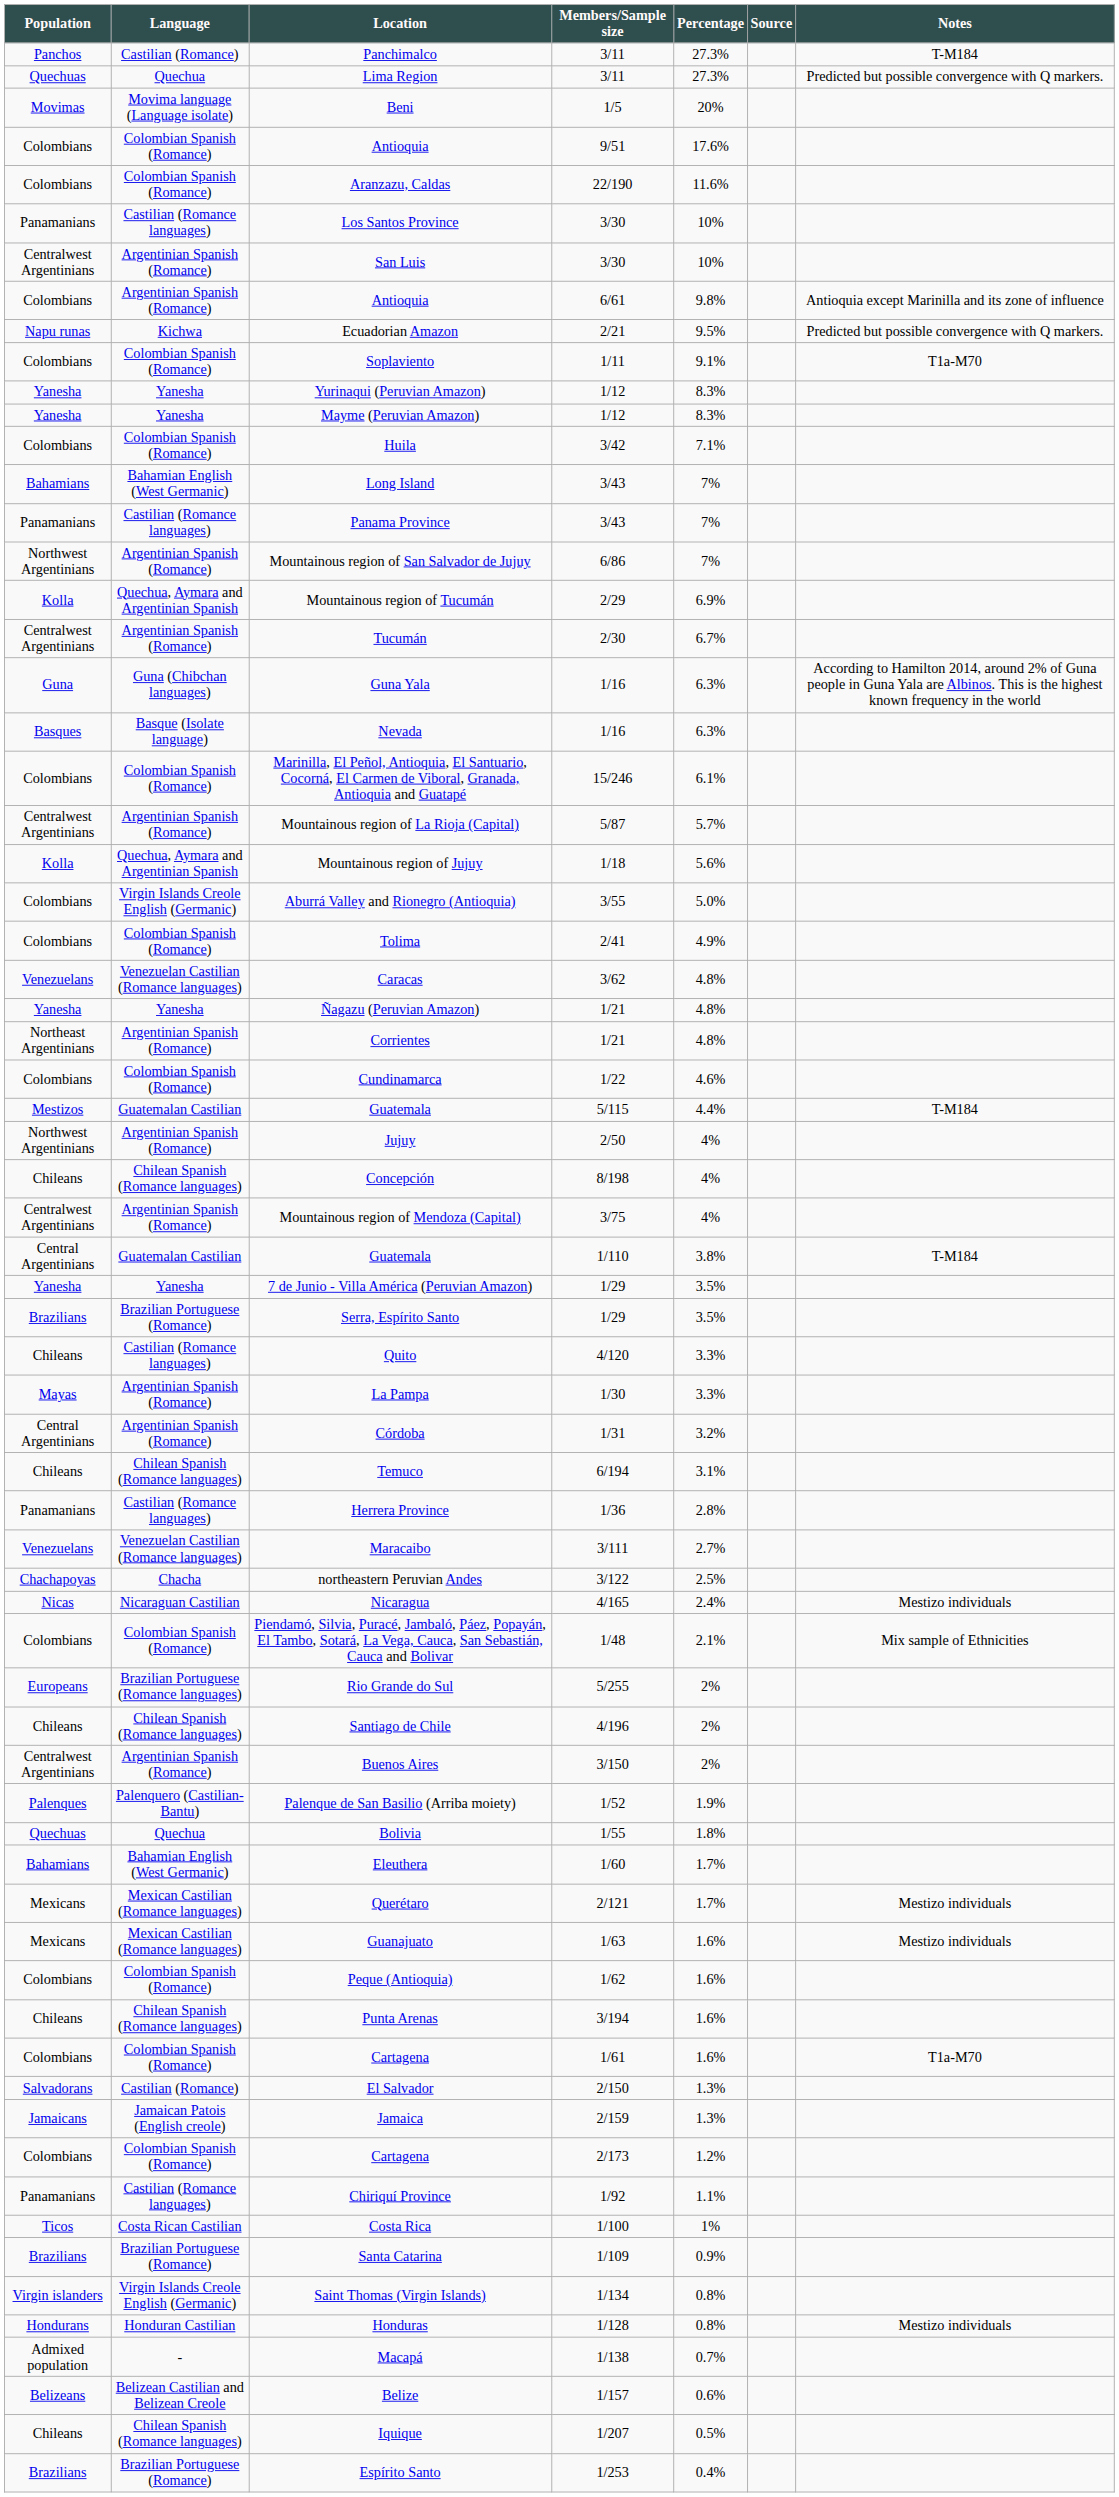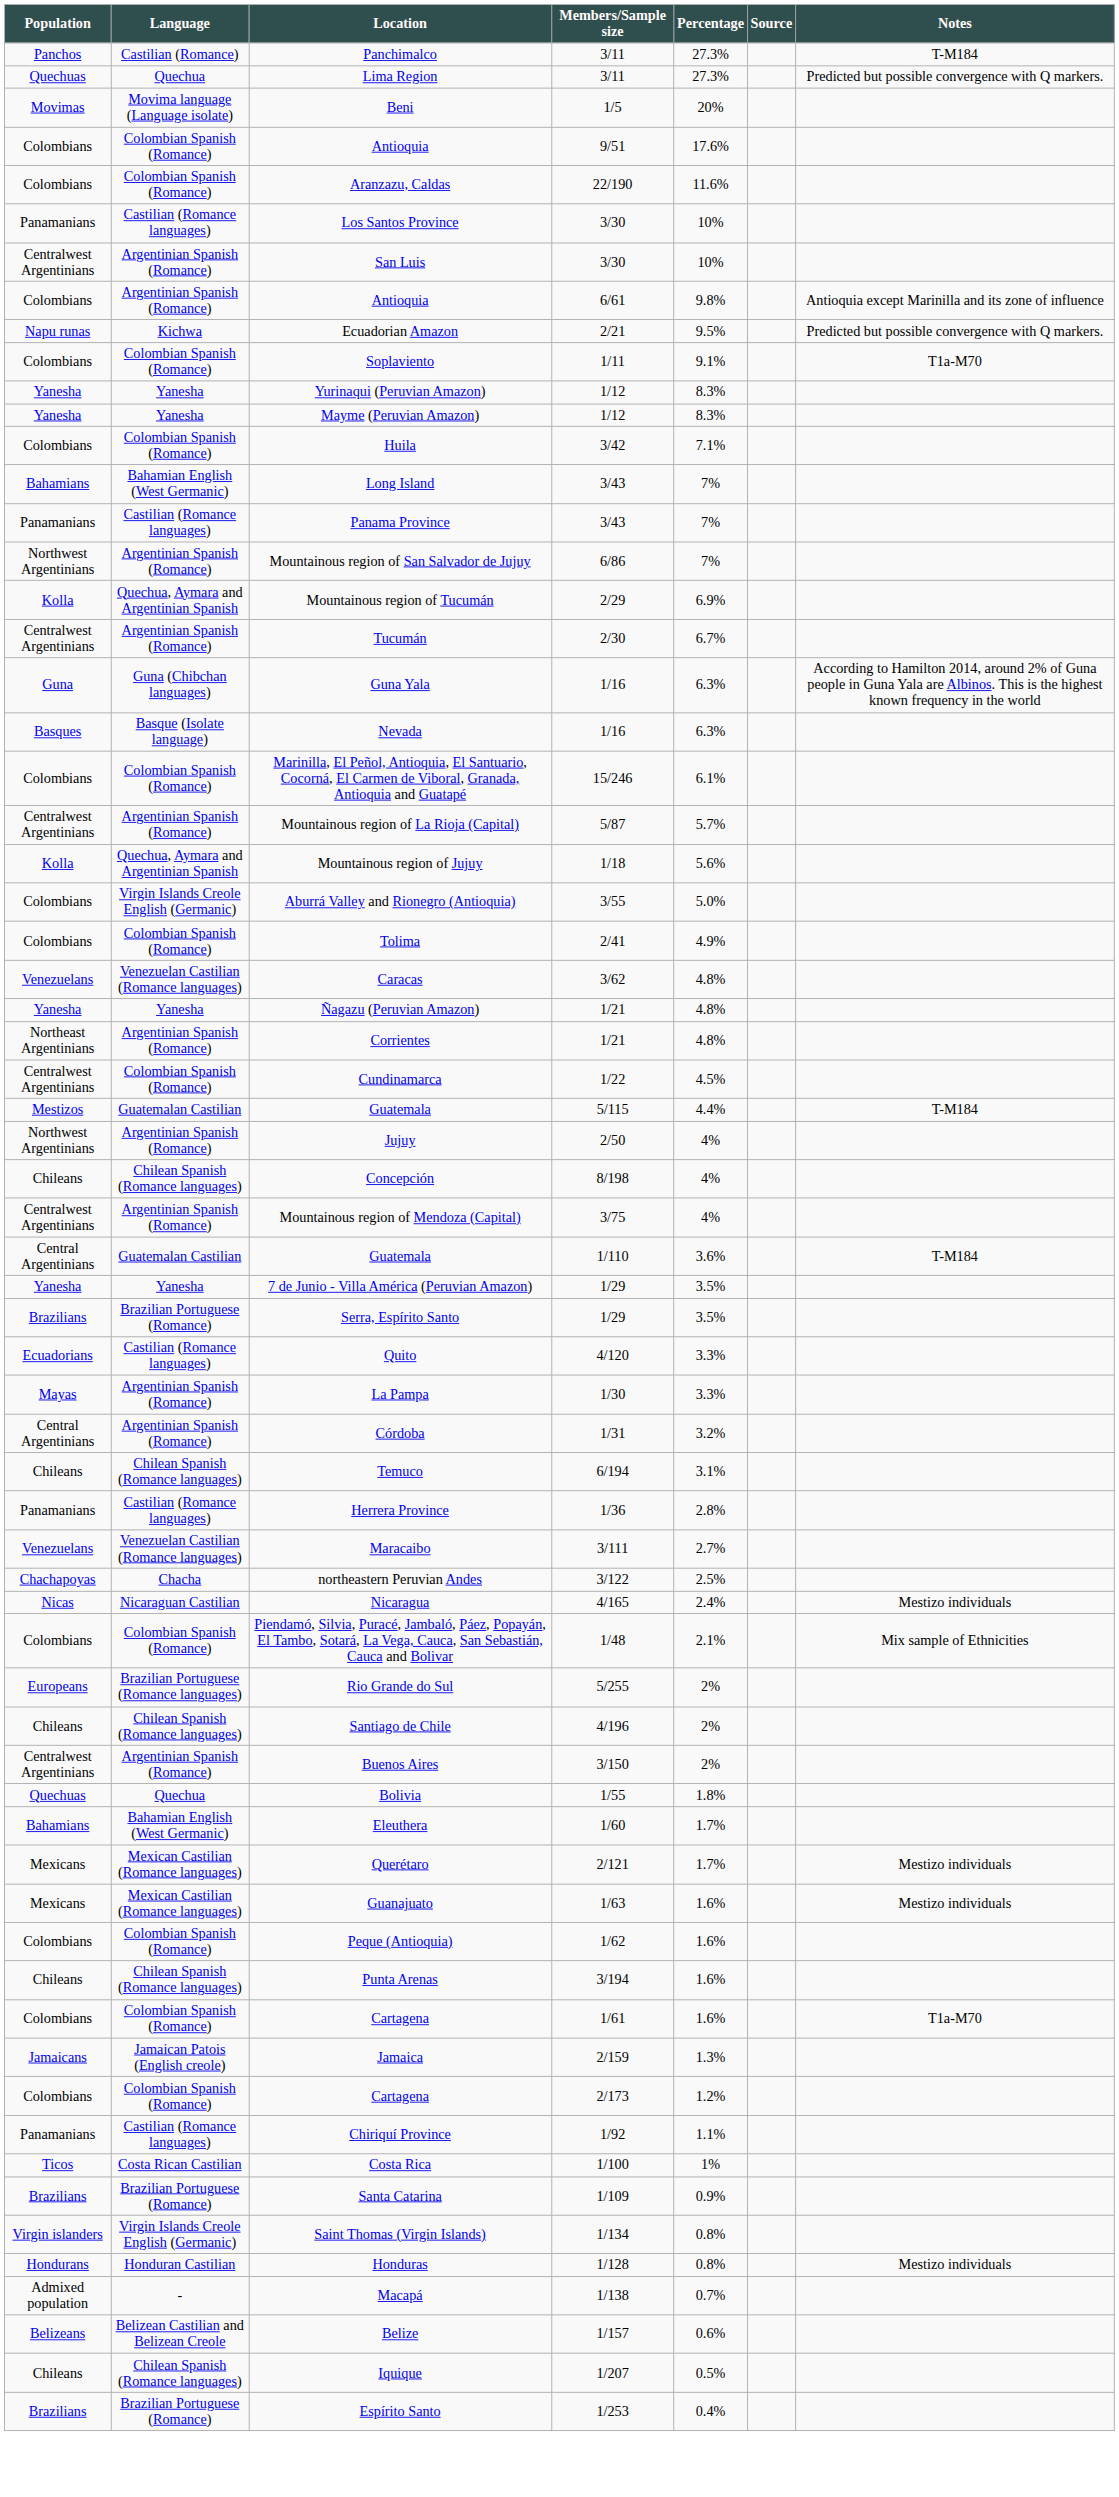(58, 1079) Colombians -> (58, 1079) Centralwest Argentinians
(711, 1079) 4.6% -> (711, 1079) 4.5%
(711, 1256) 3.8% -> (711, 1256) 3.6%
(58, 1356) Chileans -> (58, 1356) Ecuadorians
- row: (400, 1803)
- row: (400, 2088)
